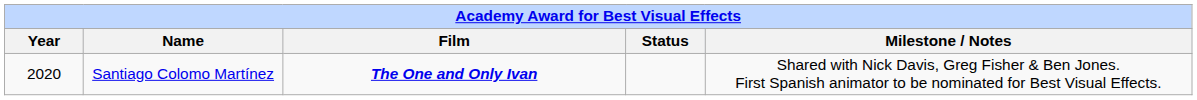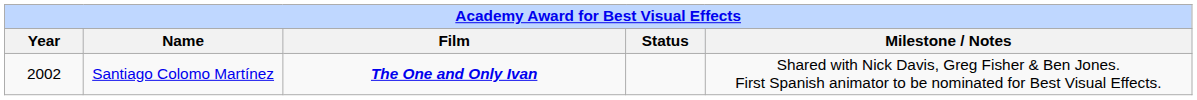(44, 74) 2020 -> (44, 74) 2002
